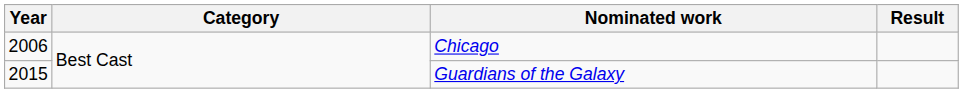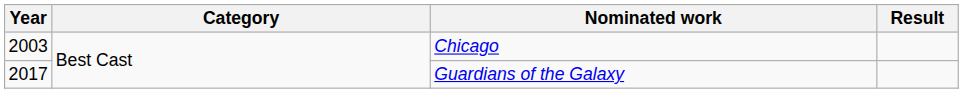(28, 46) 2006 -> (28, 46) 2003
(28, 74) 2015 -> (28, 74) 2017
